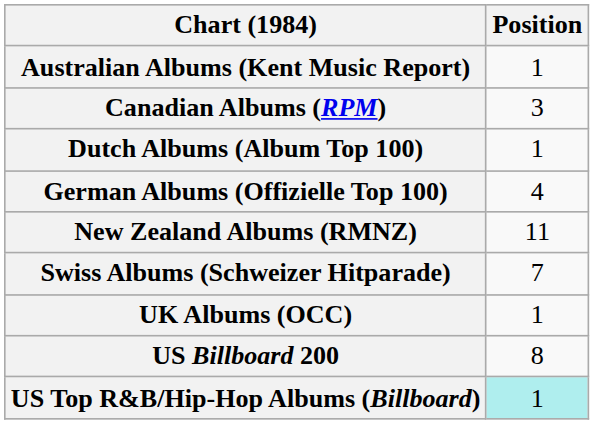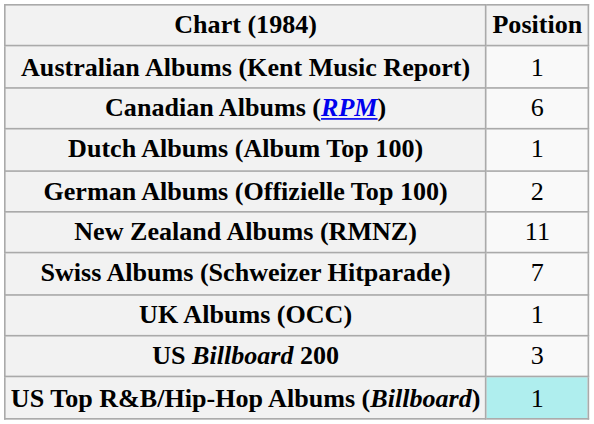(537, 107) 3 -> (537, 107) 6
(537, 190) 4 -> (537, 190) 2
(537, 356) 8 -> (537, 356) 3
